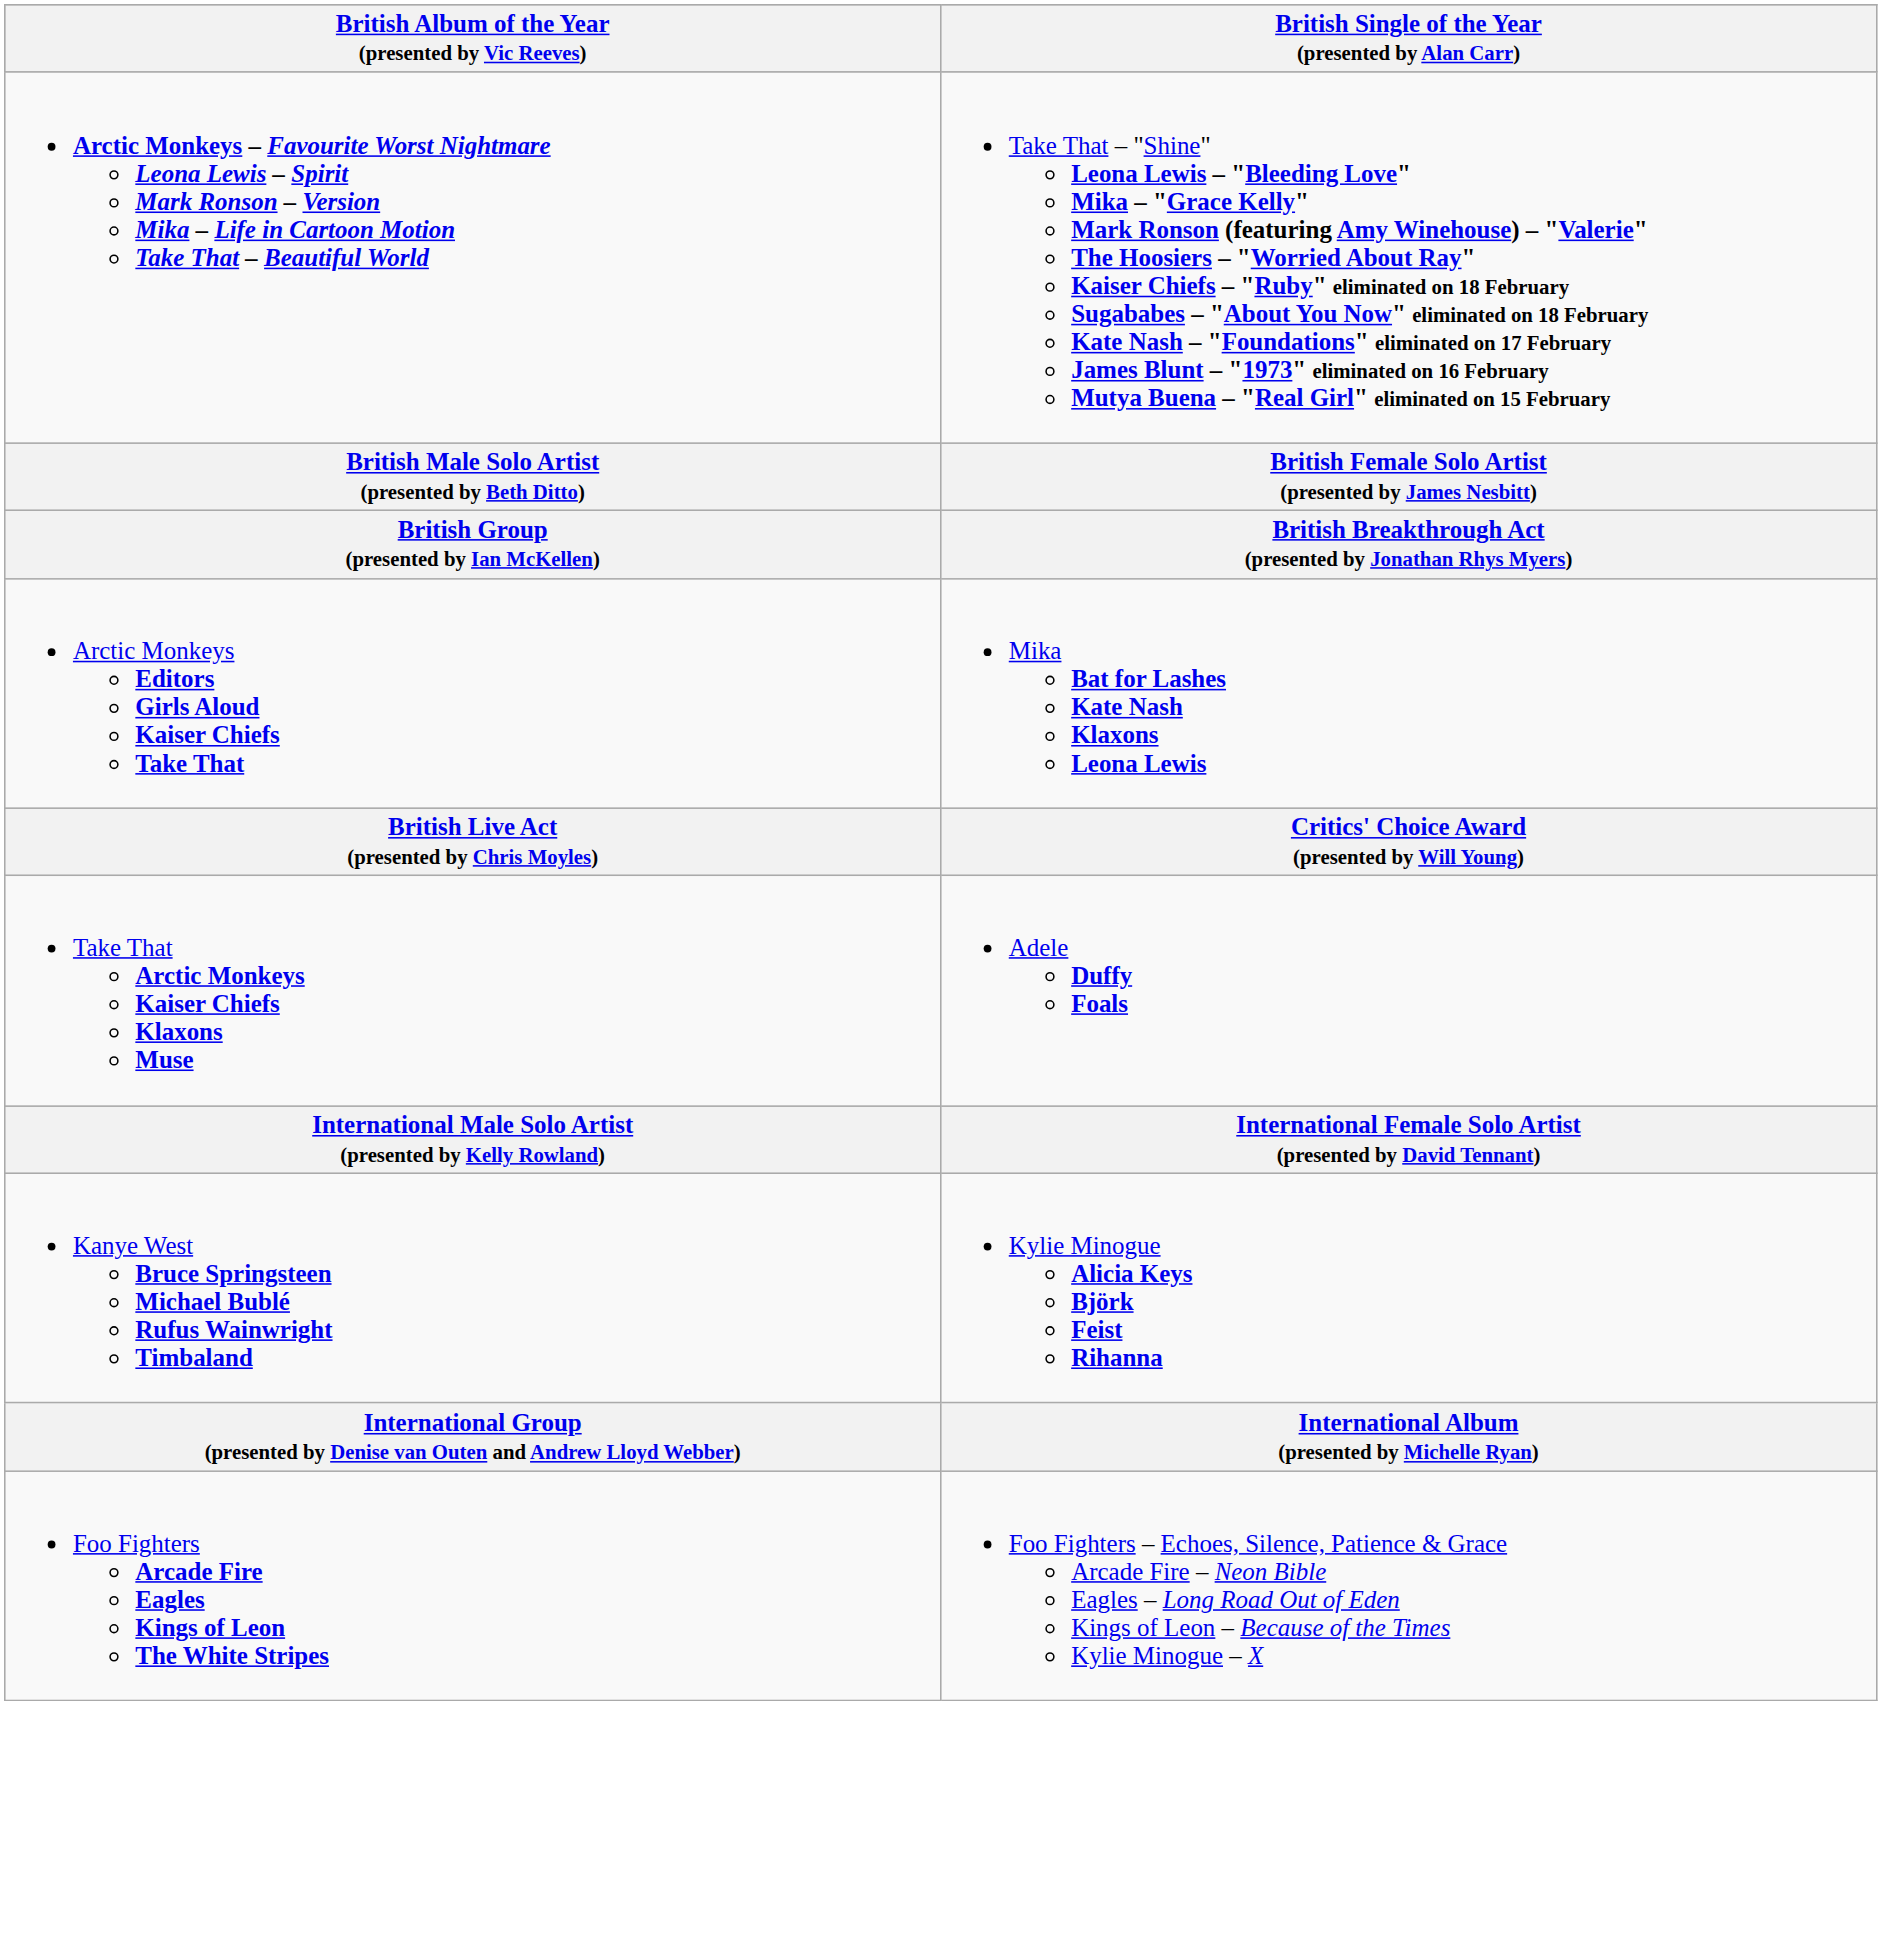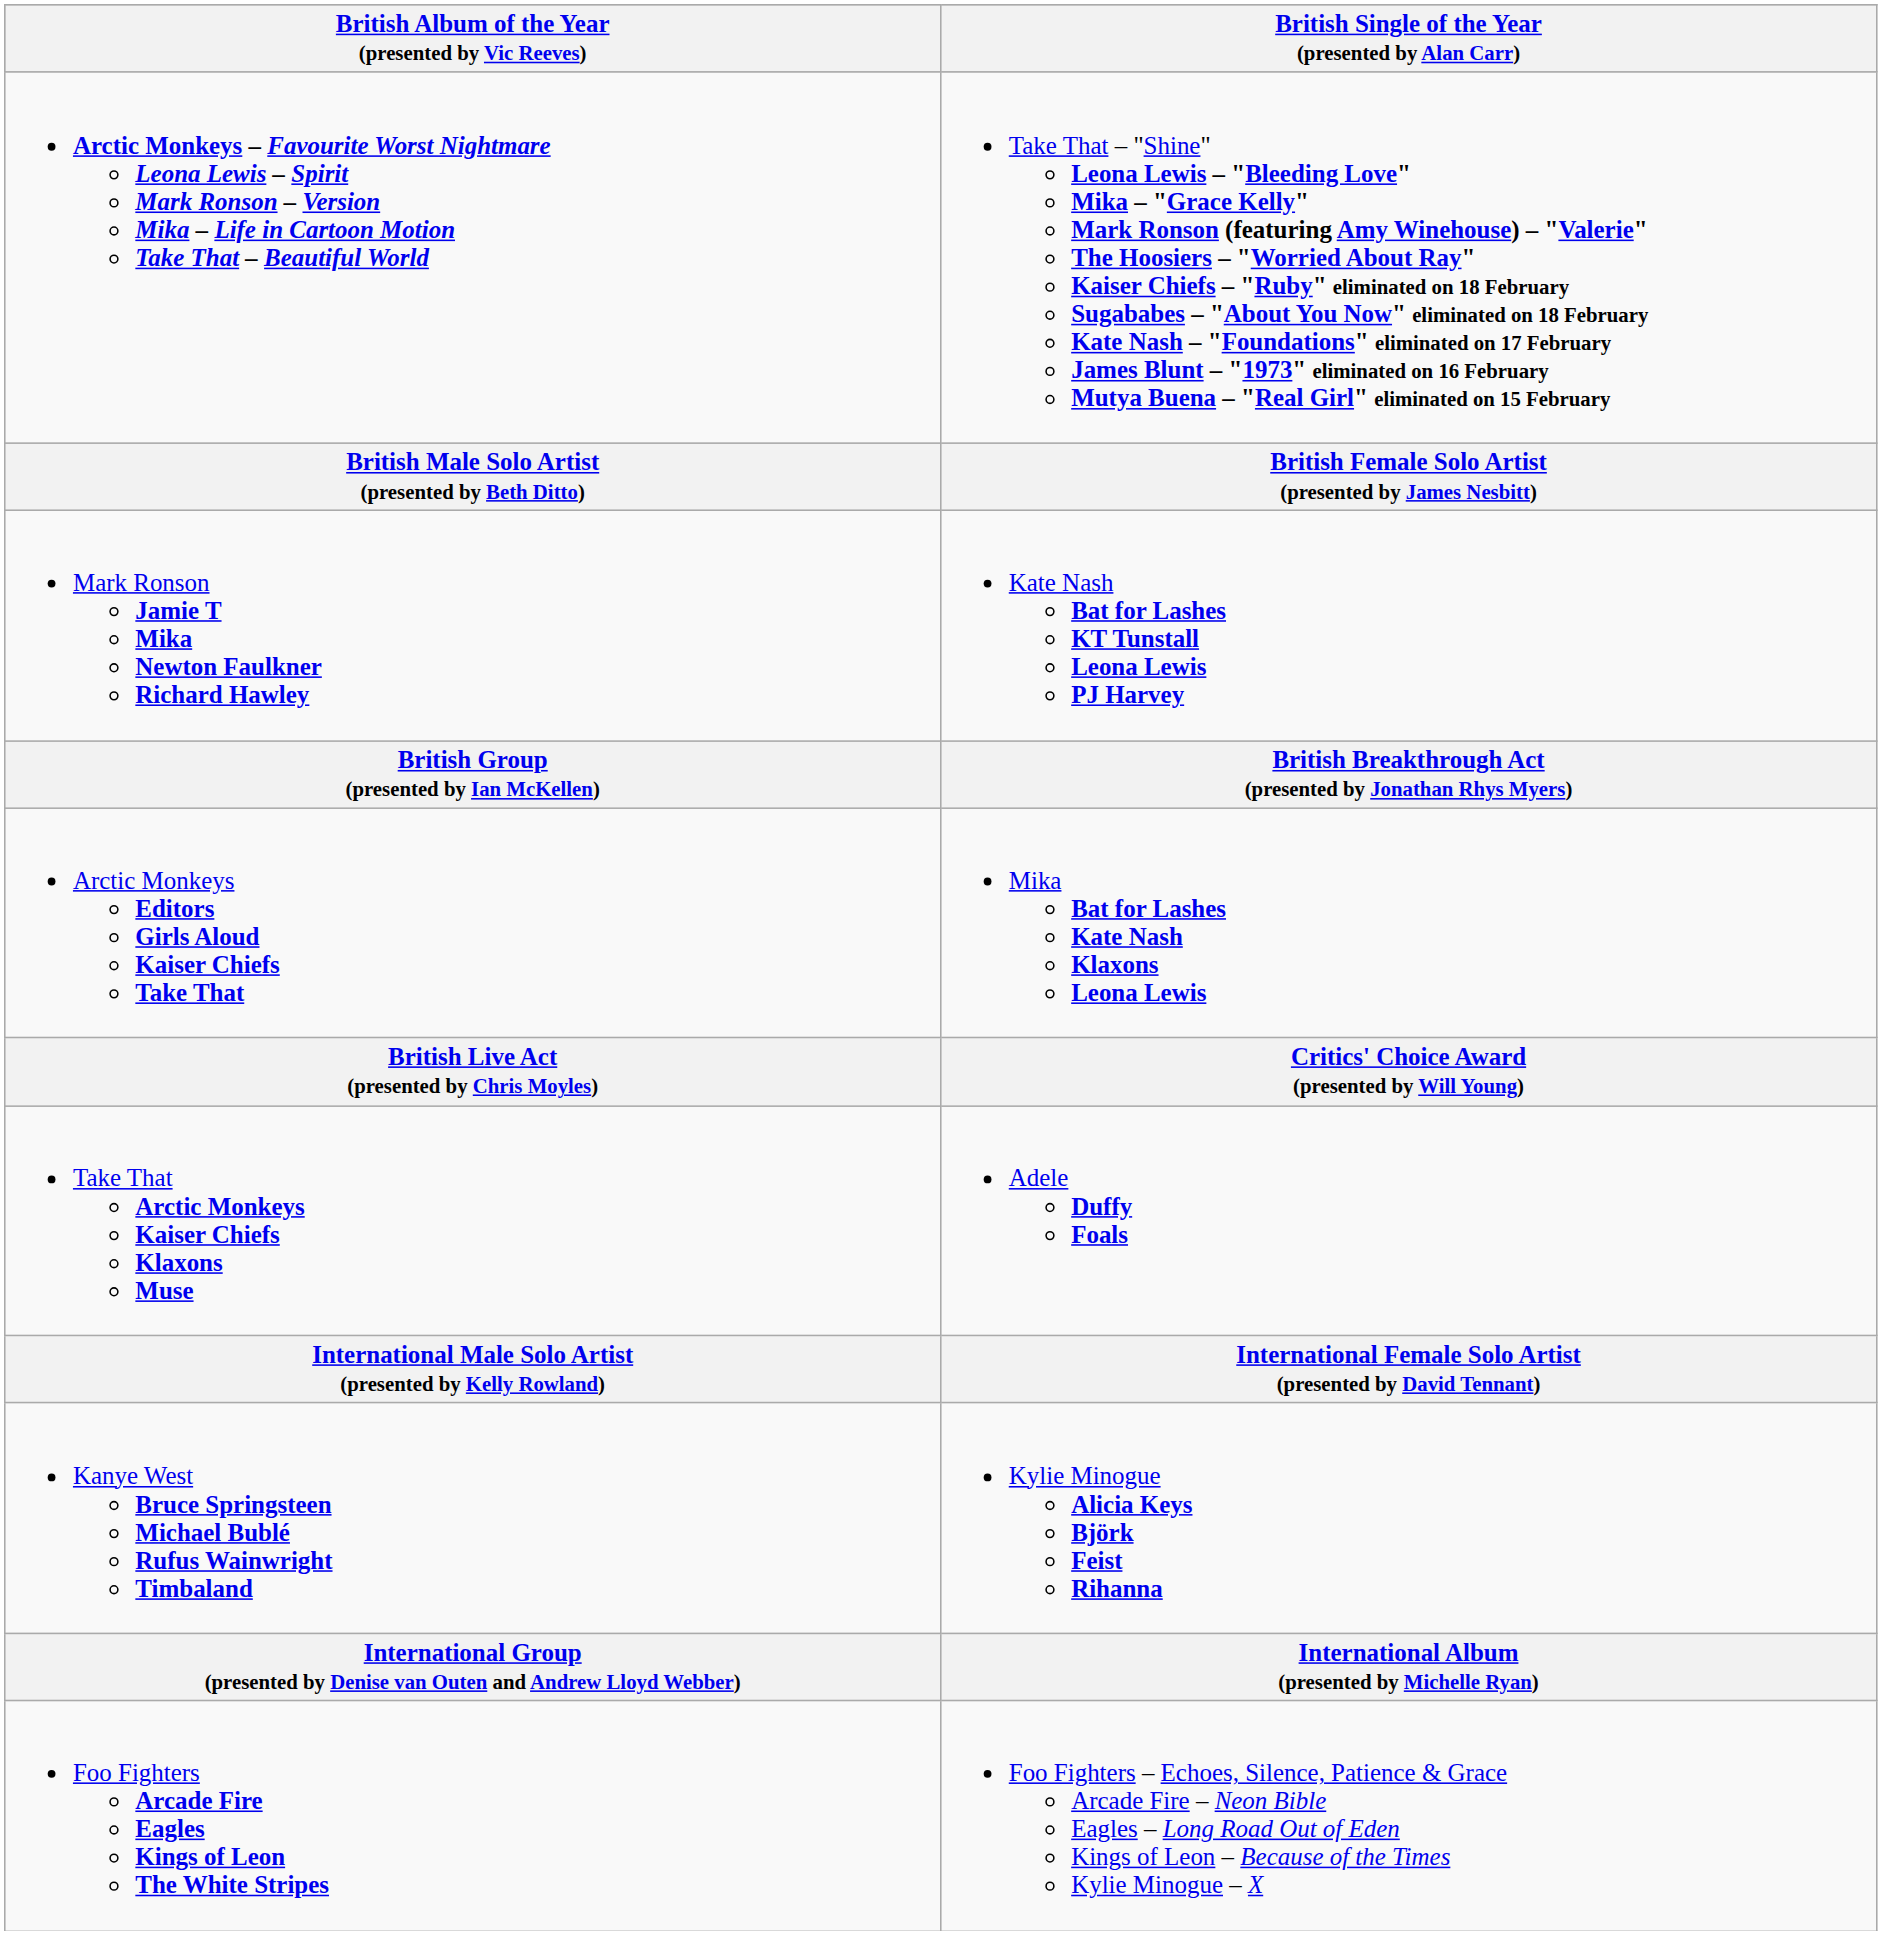+ row: (473, 639)
